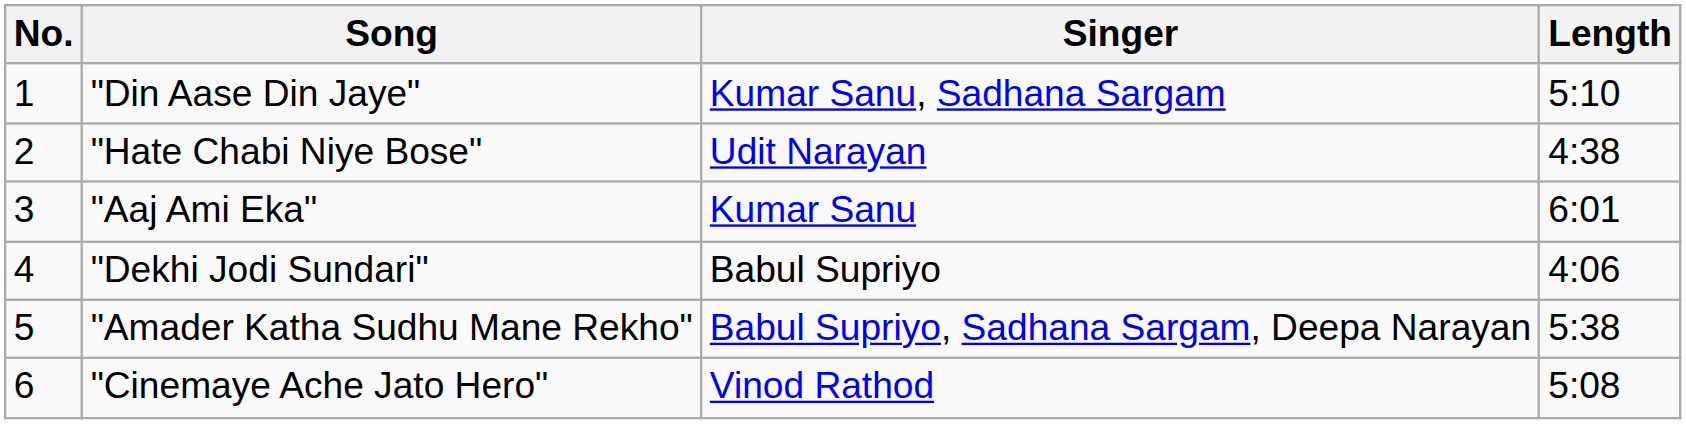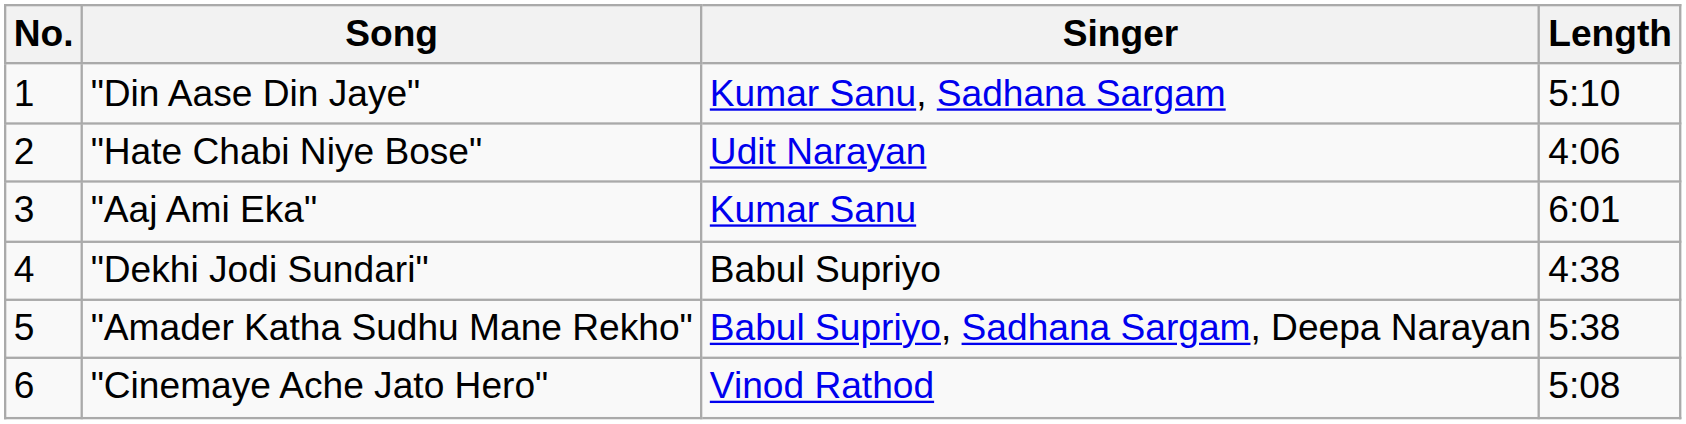(1584, 151) 4:38 -> (1584, 151) 4:06
(1584, 269) 4:06 -> (1584, 269) 4:38
